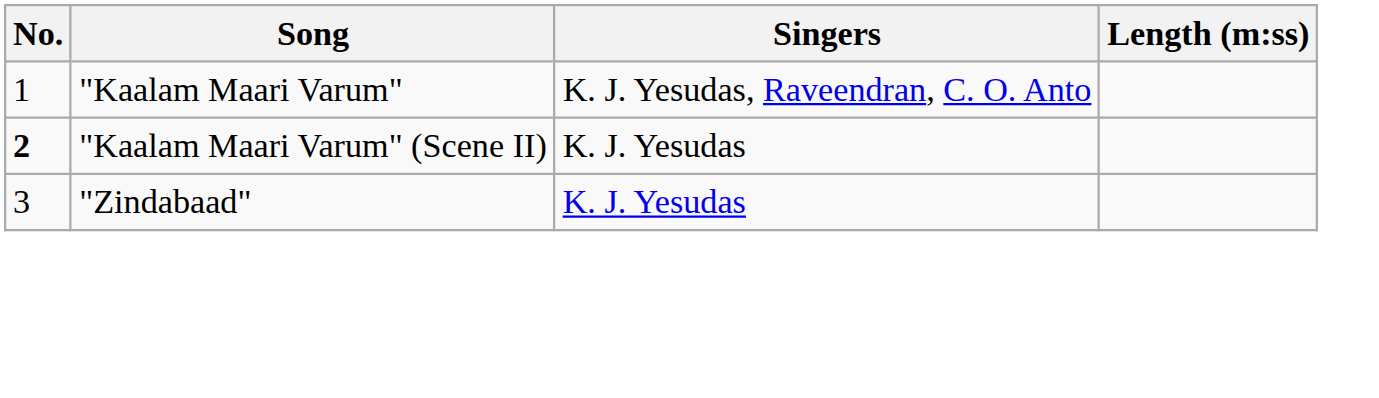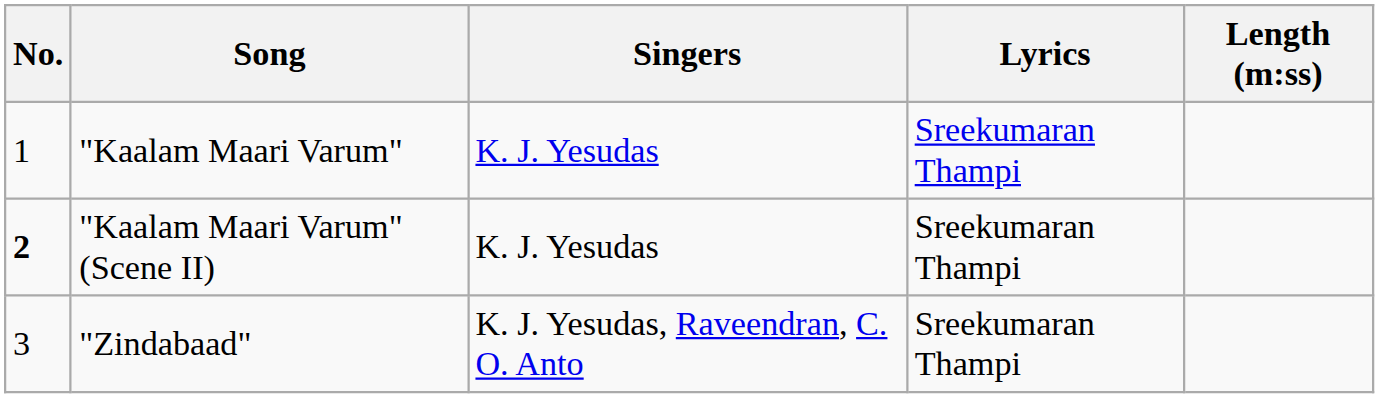+ column: (1045, 53)
(827, 89) K. J. Yesudas, Raveendran, C. O. Anto -> (567, 150) K. J. Yesudas
(654, 202) K. J. Yesudas -> (681, 343) K. J. Yesudas, Raveendran, C. O. Anto
